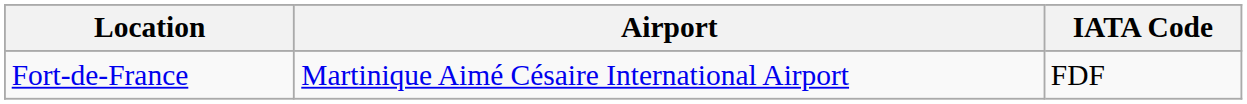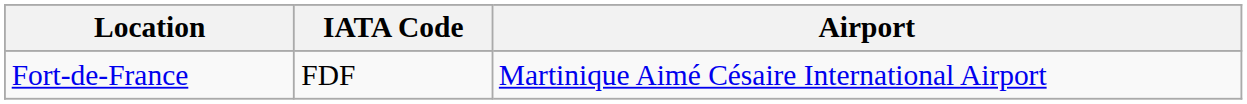columns swapped: (669, 27) <-> (1143, 27)
